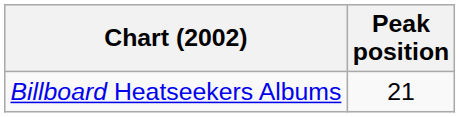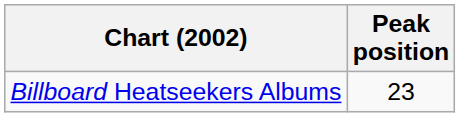(401, 91) 21 -> (401, 91) 23
